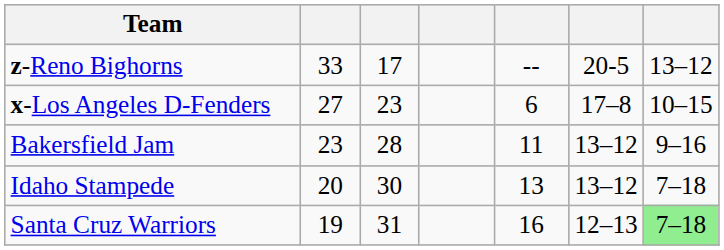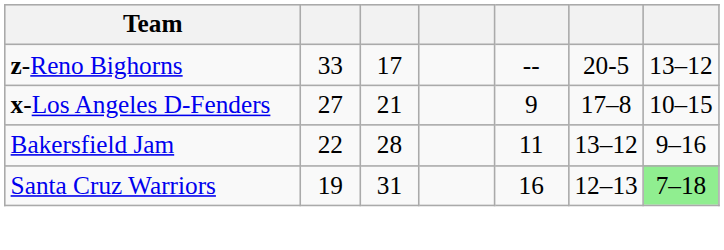(389, 104) 23 -> (389, 104) 21
(531, 104) 6 -> (531, 104) 9
(330, 144) 23 -> (330, 144) 22
- row: (92, 184)
